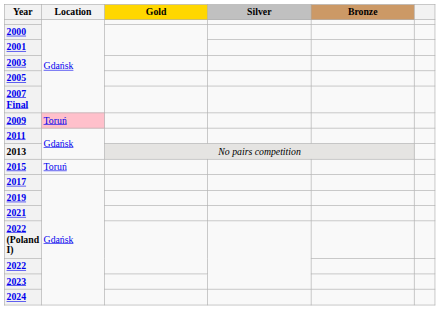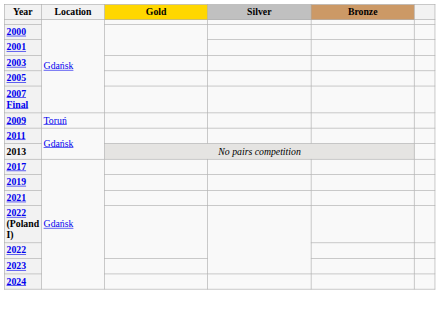(55, 120) pink background -> (55, 120) no background
- row: (16, 167)
